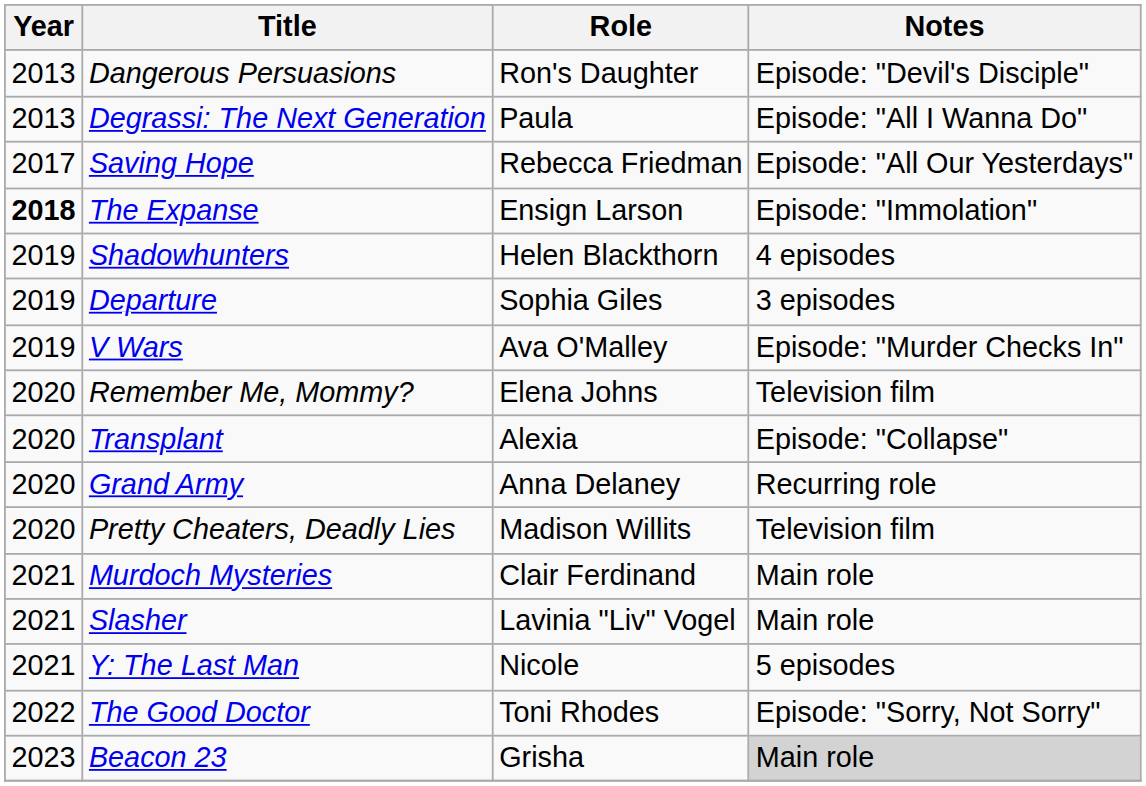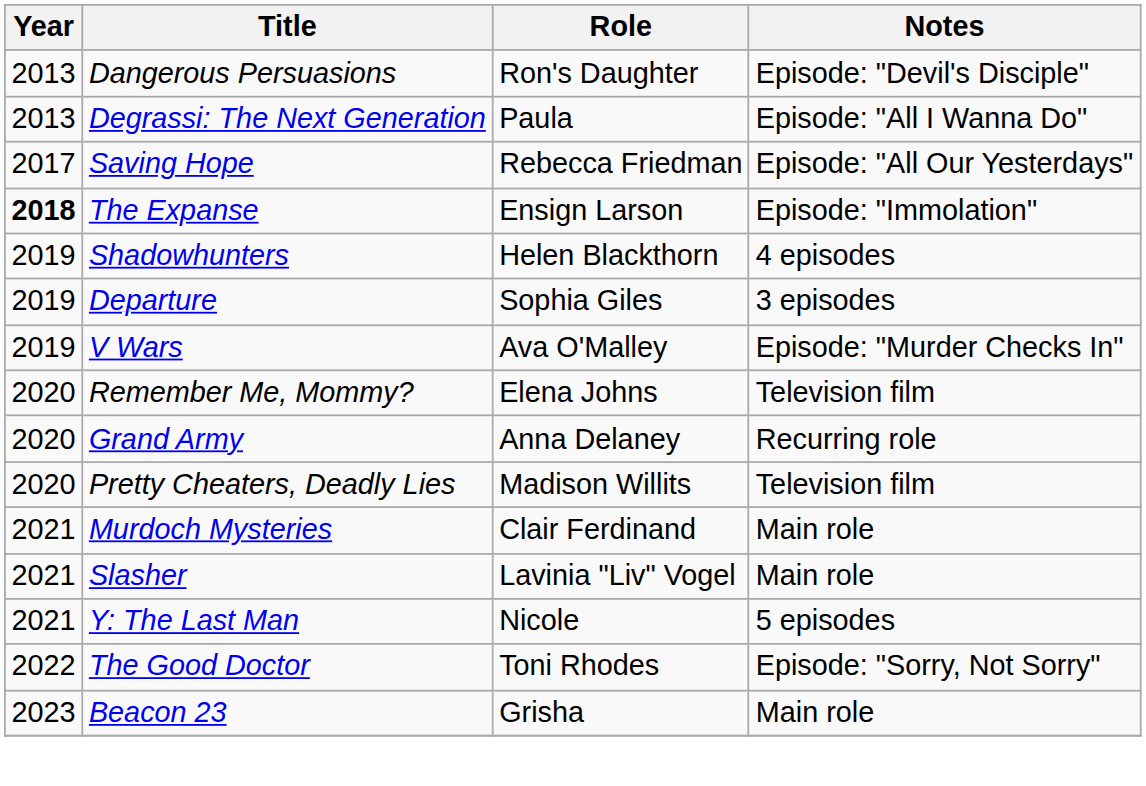- row: (156, 438)
(815, 758) lightgrey background -> (815, 712) no background
